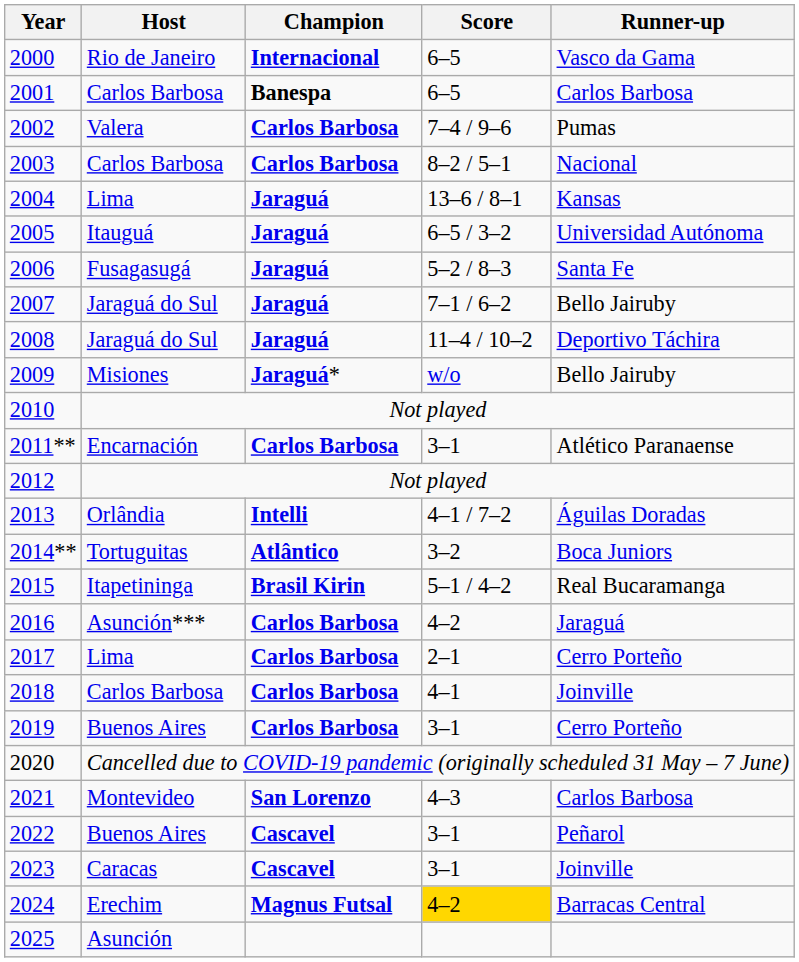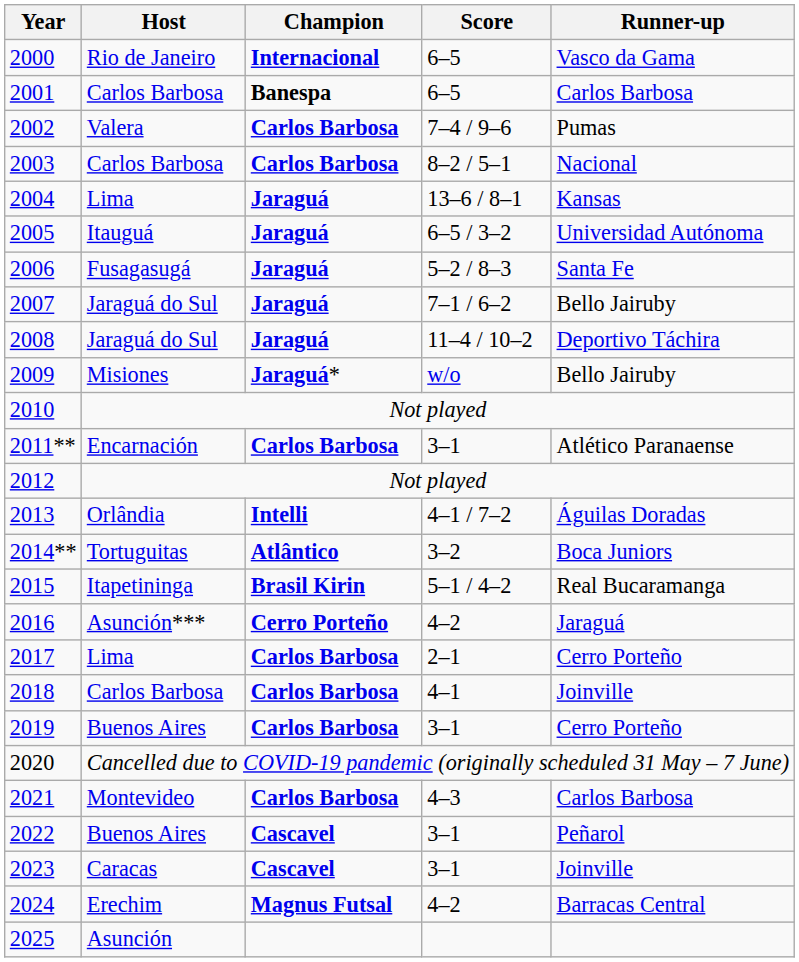(325, 621) Carlos Barbosa -> (319, 621) Cerro Porteño
(311, 798) San Lorenzo -> (325, 798) Carlos Barbosa
(444, 903) gold background -> (444, 903) no background
